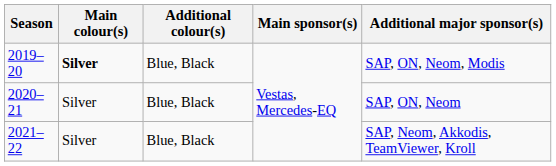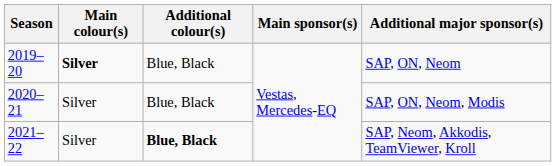(435, 63) SAP, ON, Neom, Modis -> (413, 63) SAP, ON, Neom
(413, 102) SAP, ON, Neom -> (435, 102) SAP, ON, Neom, Modis
(181, 141) normal -> (182, 141) bold
